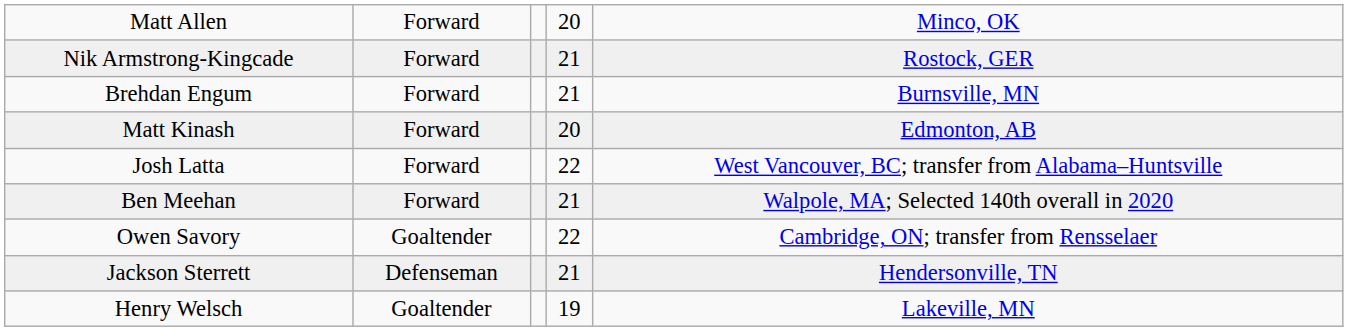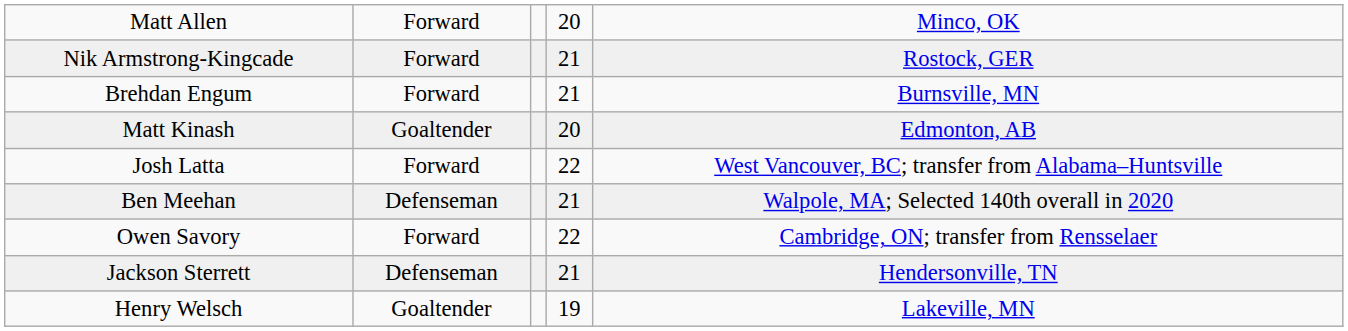(441, 129) Forward -> (441, 129) Goaltender
(441, 201) Forward -> (441, 201) Defenseman
(441, 237) Goaltender -> (441, 237) Forward
